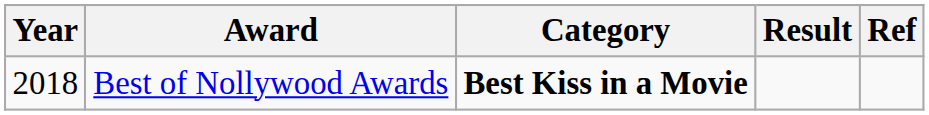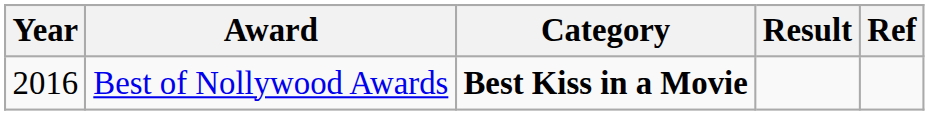(45, 82) 2018 -> (45, 82) 2016
